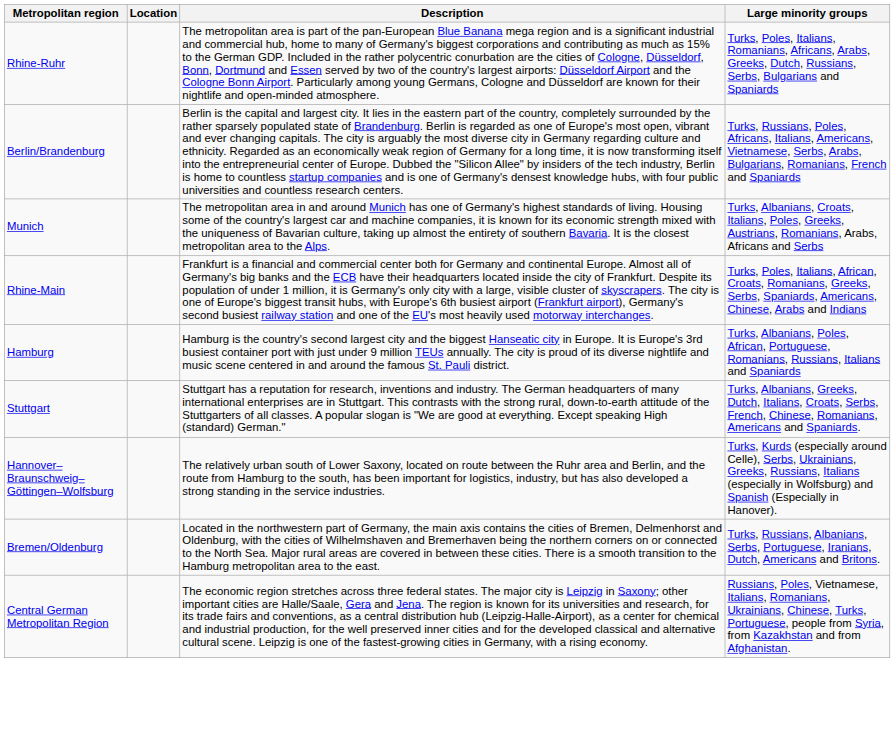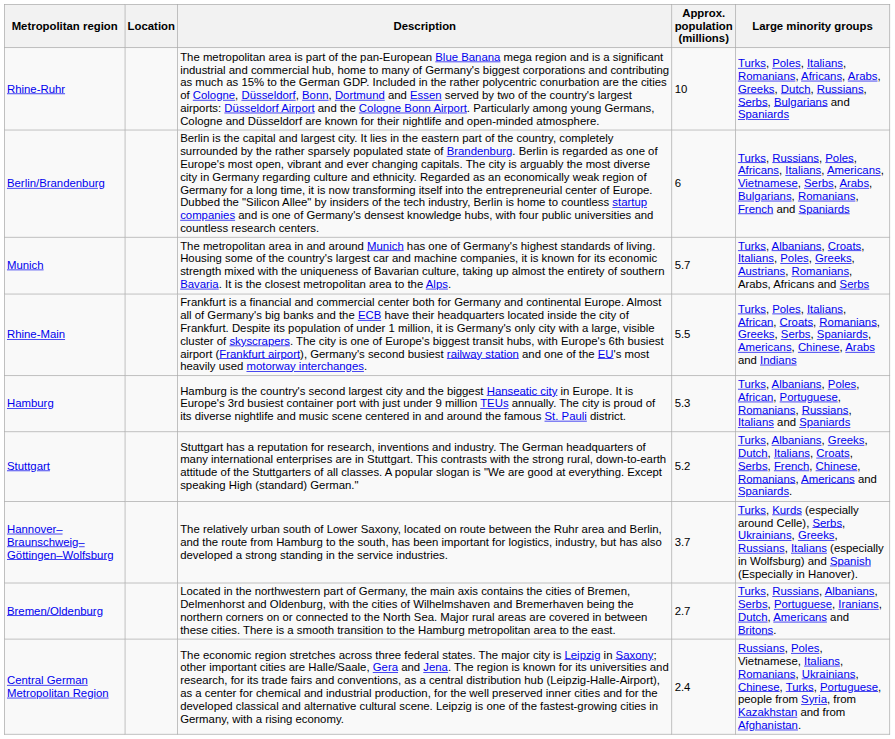+ column: (704, 26)
